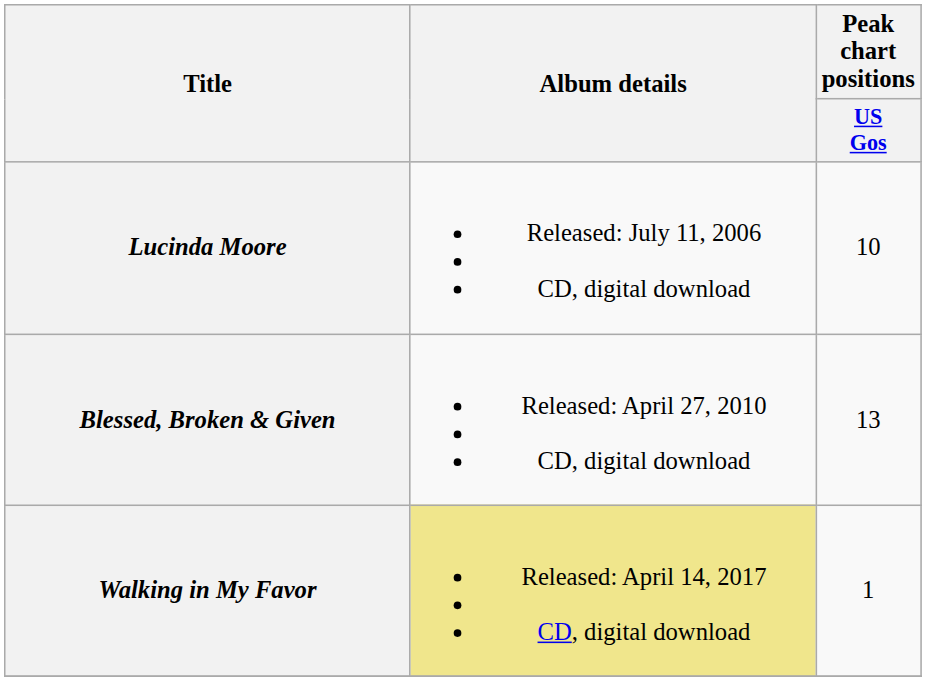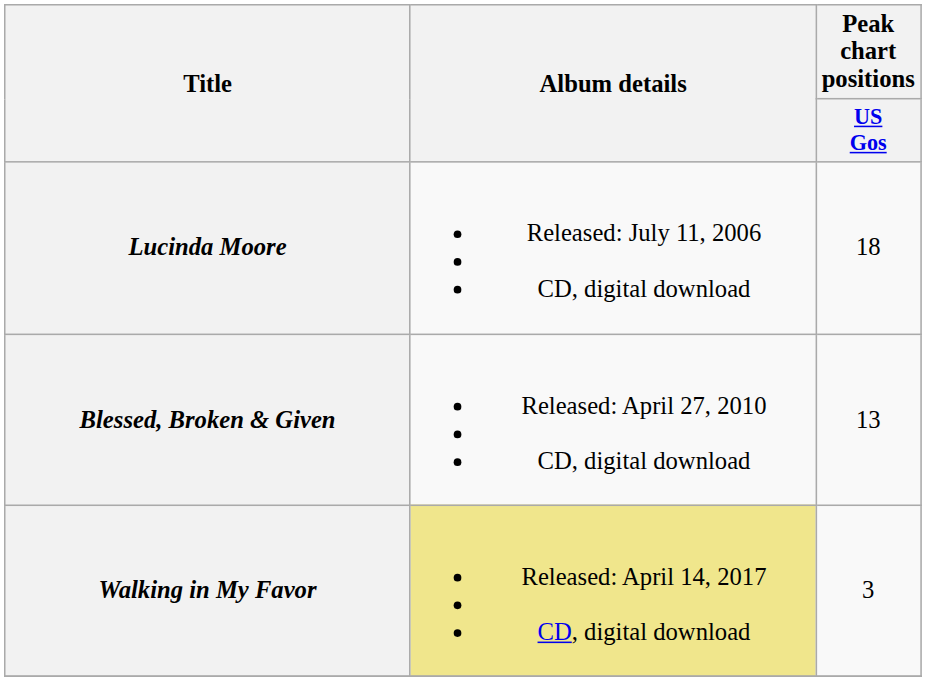(868, 247) 10 -> (868, 247) 18
(868, 590) 1 -> (868, 590) 3
